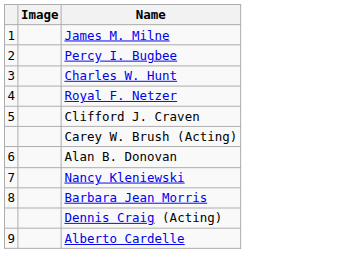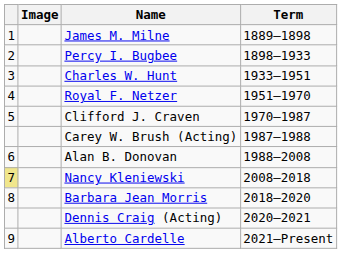+ column: (288, 15)
(11, 177) no background -> (11, 177) khaki background
